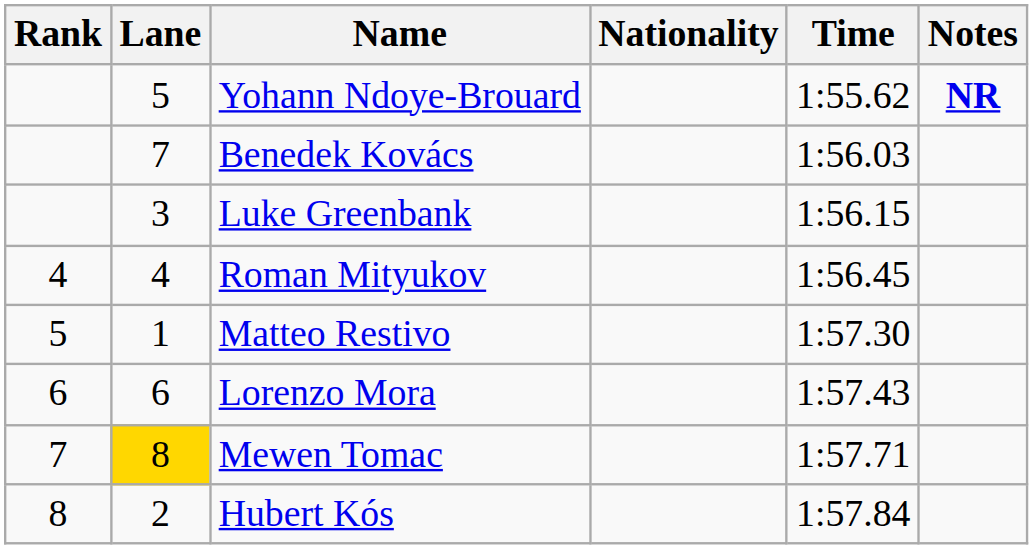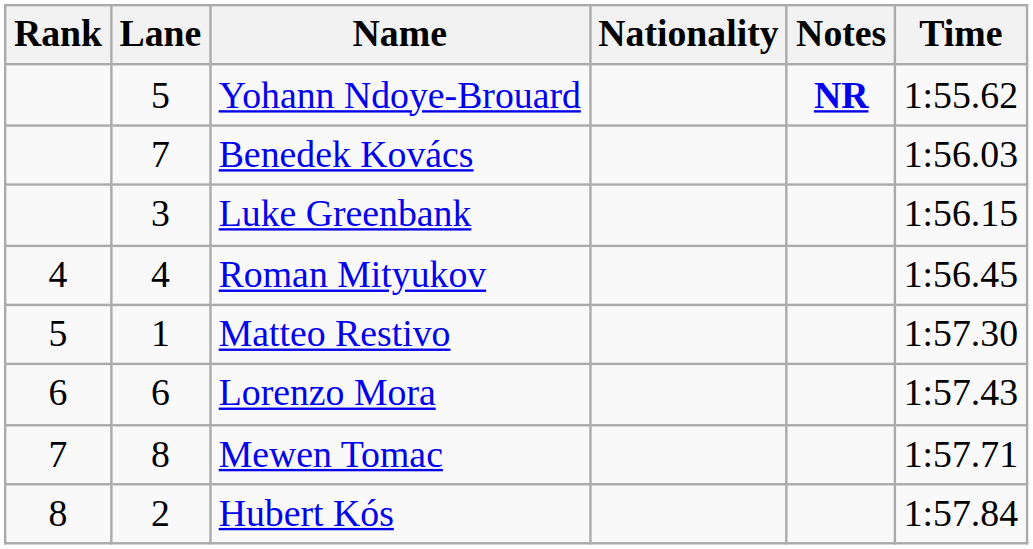columns swapped: (853, 34) <-> (973, 34)
(160, 453) gold background -> (160, 453) no background
